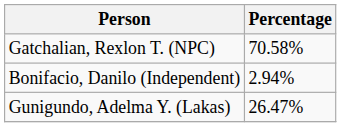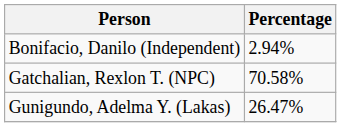rows swapped: (124, 77) <-> (112, 48)
